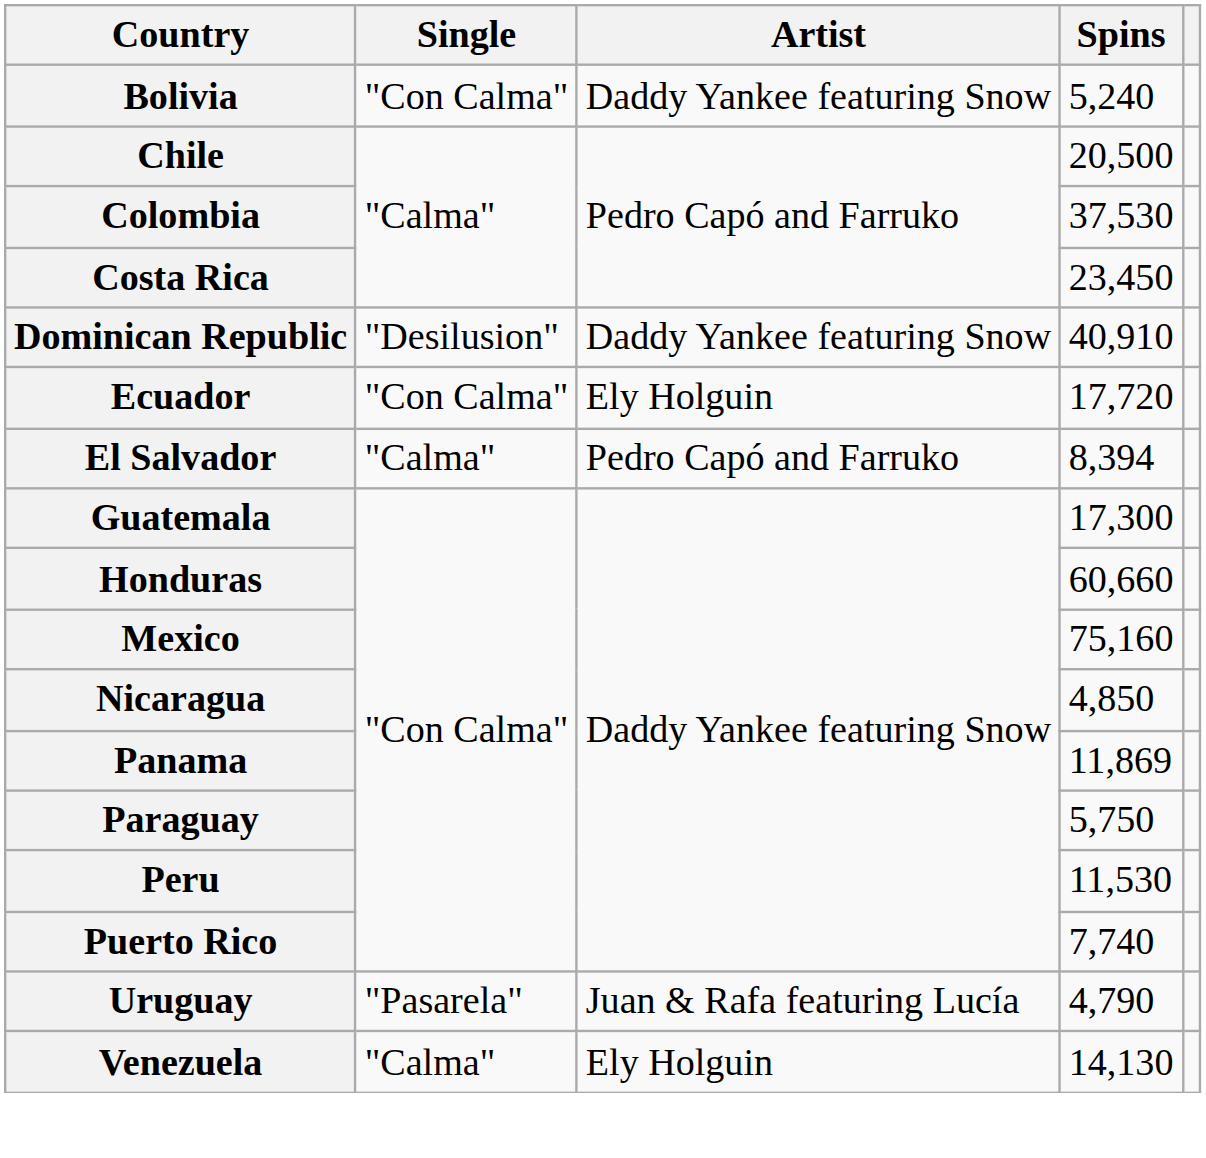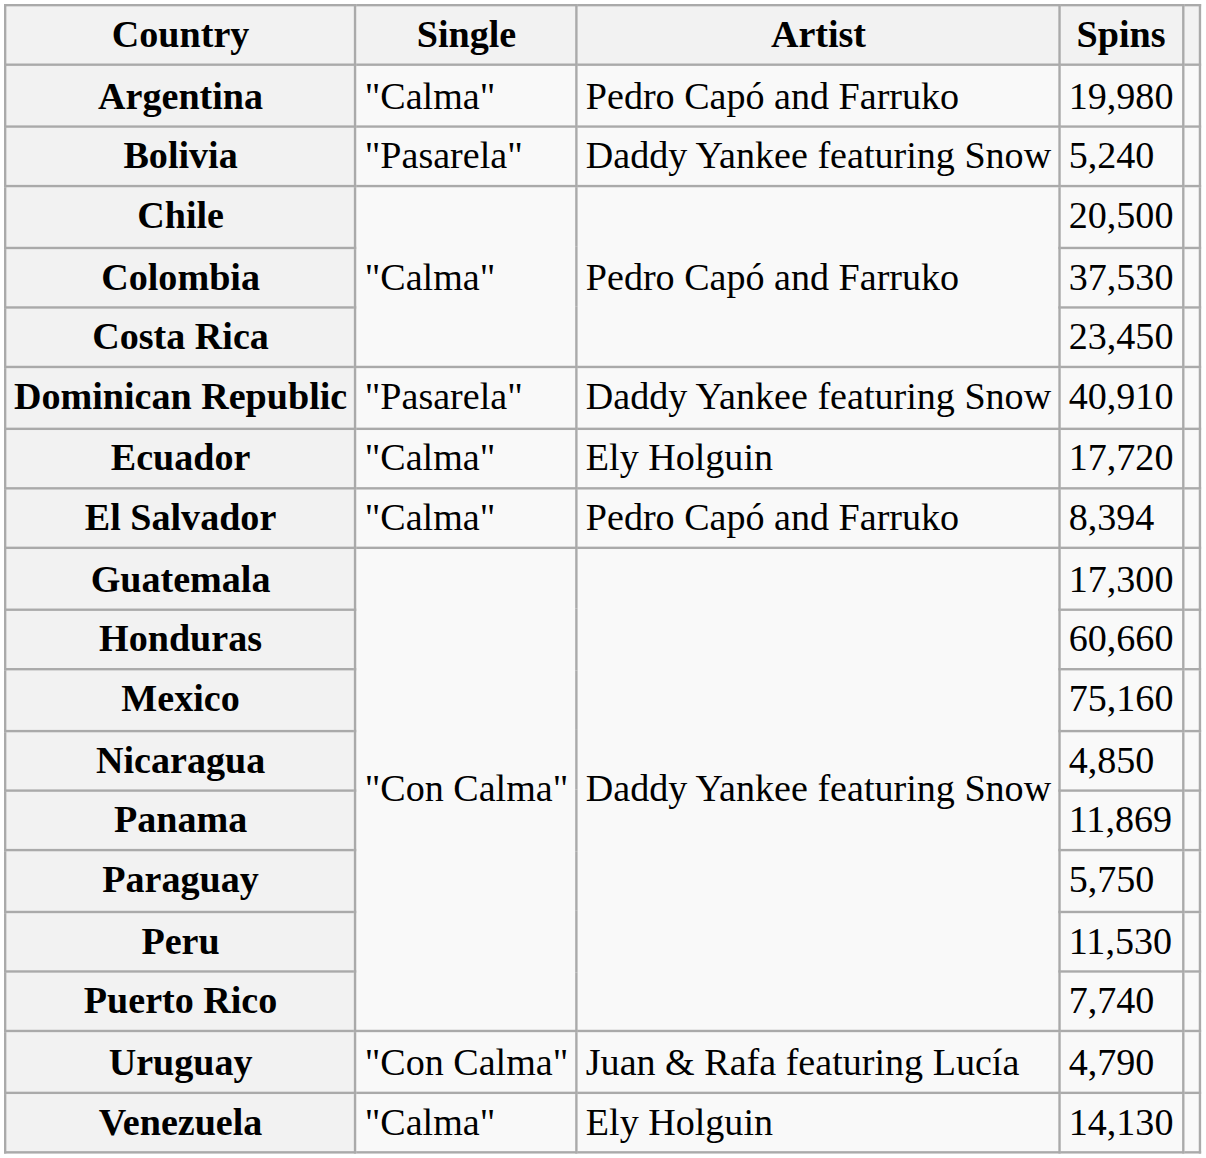+ row: (181, 95)
(467, 95) "Con Calma" -> (444, 155) "Pasarela"
(462, 336) "Desilusion" -> (444, 397) "Pasarela"
(467, 397) "Con Calma" -> (430, 457) "Calma"
(444, 1000) "Pasarela" -> (467, 1061) "Con Calma"
